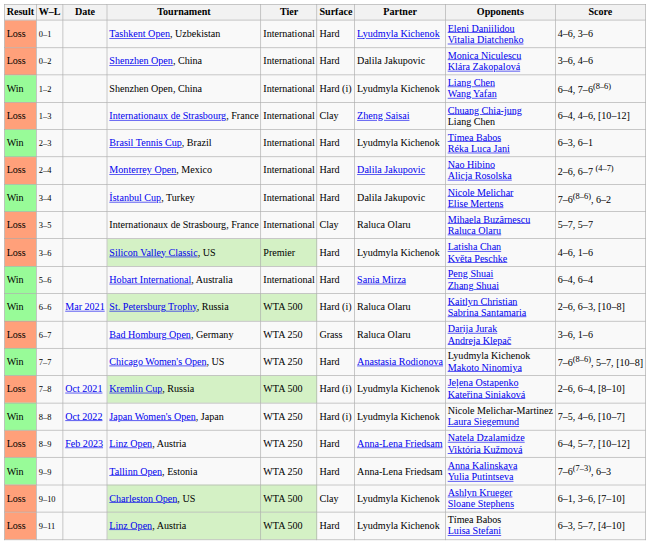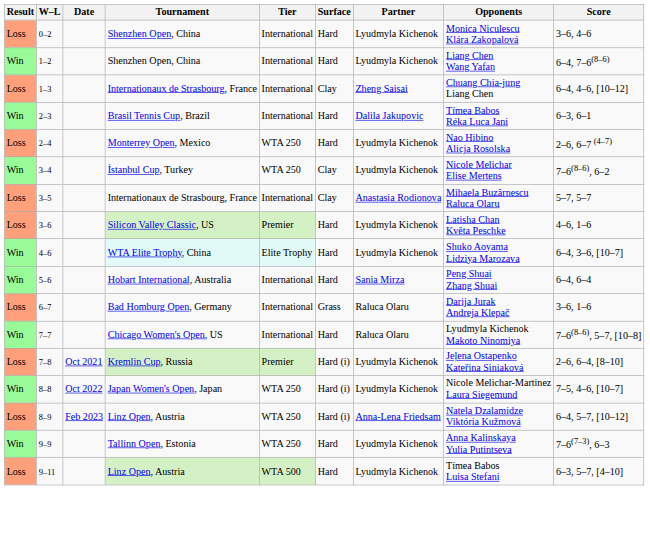- row: (45, 34)
(391, 61) Dalila Jakupovic -> (397, 34) Lyudmyla Kichenok
(336, 88) Hard (i) -> (328, 61) Hard
(398, 143) Lyudmyla Kichenok -> (389, 116) Dalila Jakupovic
(289, 170) International -> (281, 143) WTA 250
(391, 170) Dalila Jakupovic -> (397, 143) Lyudmyla Kichenok
(289, 198) International -> (281, 170) WTA 250
(329, 198) Hard -> (327, 170) Clay
(391, 198) Dalila Jakupovic -> (397, 170) Lyudmyla Kichenok
(384, 225) Raluca Olaru -> (398, 198) Anastasia Rodionova
+ row: (45, 253)
- row: (45, 308)
(283, 334) WTA 250 -> (287, 307) International
(283, 362) WTA 250 -> (287, 334) International
(400, 362) Anastasia Rodionova -> (382, 334) Raluca Olaru
(283, 389) WTA 500 -> (278, 362) Premier
(329, 444) Hard -> (334, 416) Hard (i)
(400, 471) Anna-Lena Friedsam -> (397, 444) Lyudmyla Kichenok
- row: (47, 499)
